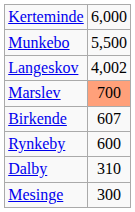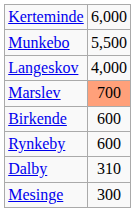(109, 67) 4,002 -> (109, 67) 4,000
(109, 118) 607 -> (109, 118) 600
